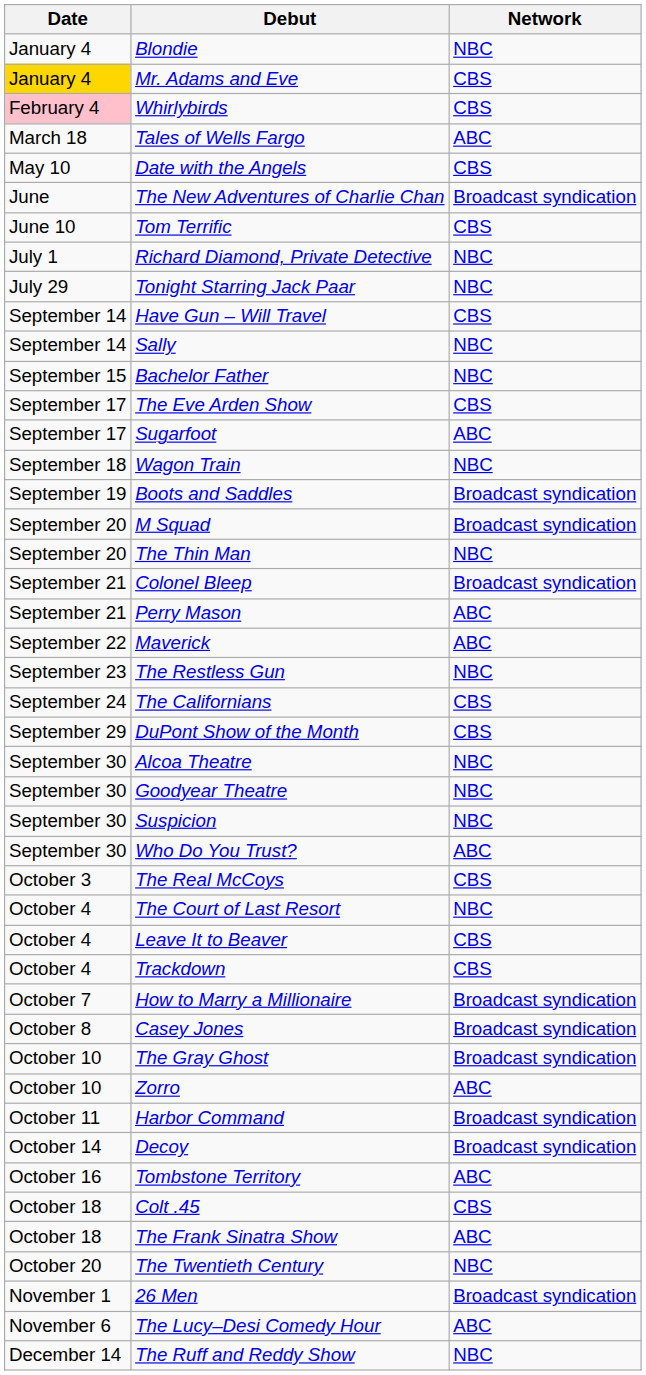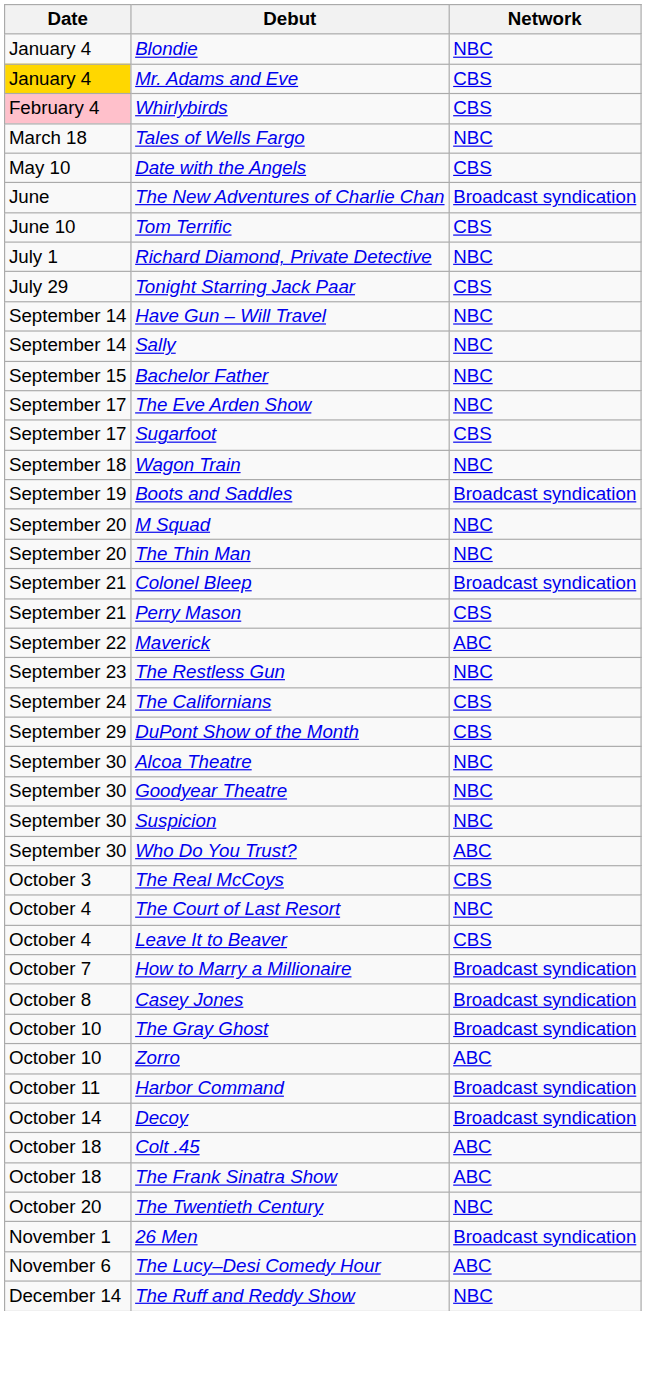(472, 138) ABC -> (473, 138) NBC
(473, 286) NBC -> (472, 286) CBS
(472, 316) CBS -> (473, 316) NBC
(472, 405) CBS -> (473, 405) NBC
(472, 434) ABC -> (472, 434) CBS
(545, 524) Broadcast syndication -> (473, 524) NBC
(472, 613) ABC -> (472, 613) CBS
- row: (180, 969)
- row: (218, 1177)
(472, 1206) CBS -> (472, 1147) ABC
